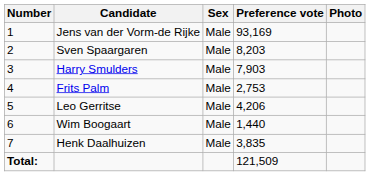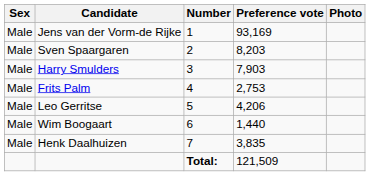columns swapped: (29, 13) <-> (218, 13)
